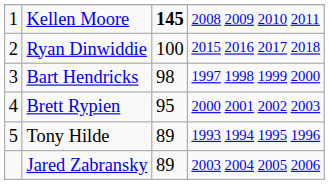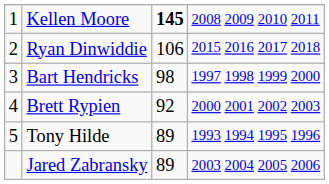(170, 48) 100 -> (170, 48) 106
(165, 106) 95 -> (165, 106) 92
